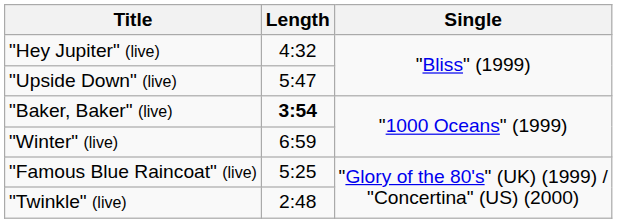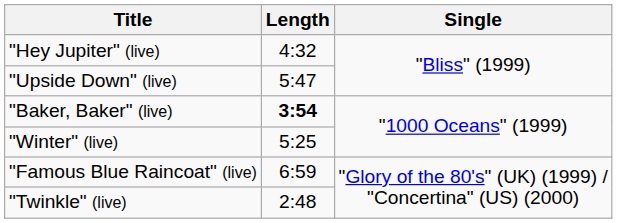(298, 141) 6:59 -> (298, 141) 5:25
(298, 171) 5:25 -> (298, 171) 6:59
